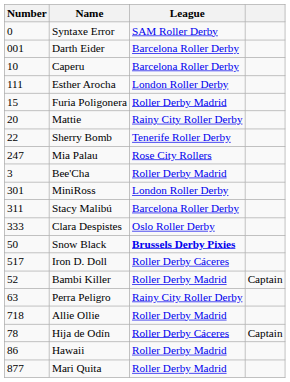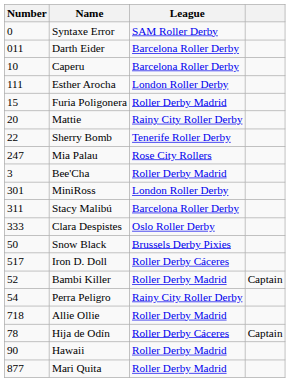(15, 48) 001 -> (15, 48) 011
(184, 244) bold -> (182, 244) normal
(13, 297) 63 -> (13, 297) 54
(13, 350) 86 -> (13, 350) 90
